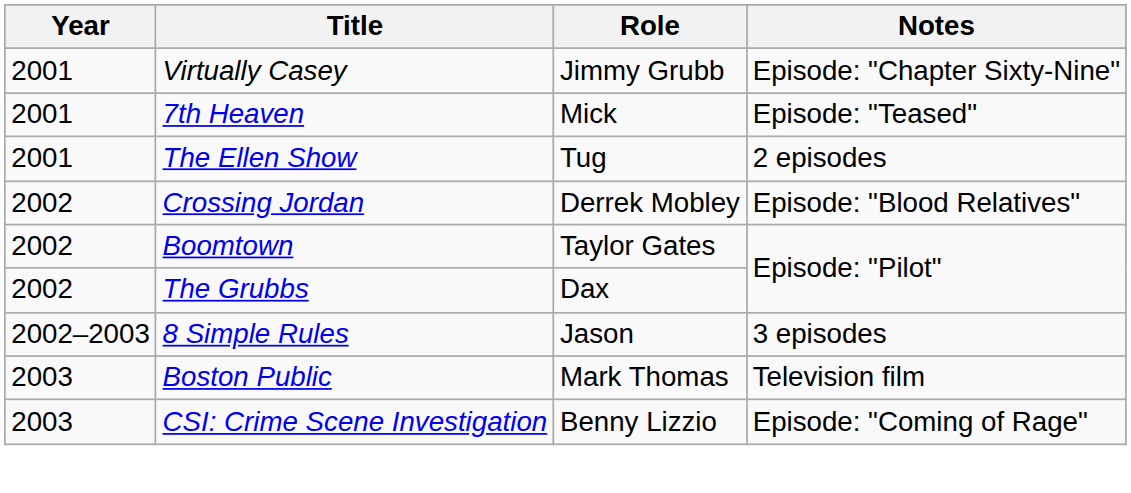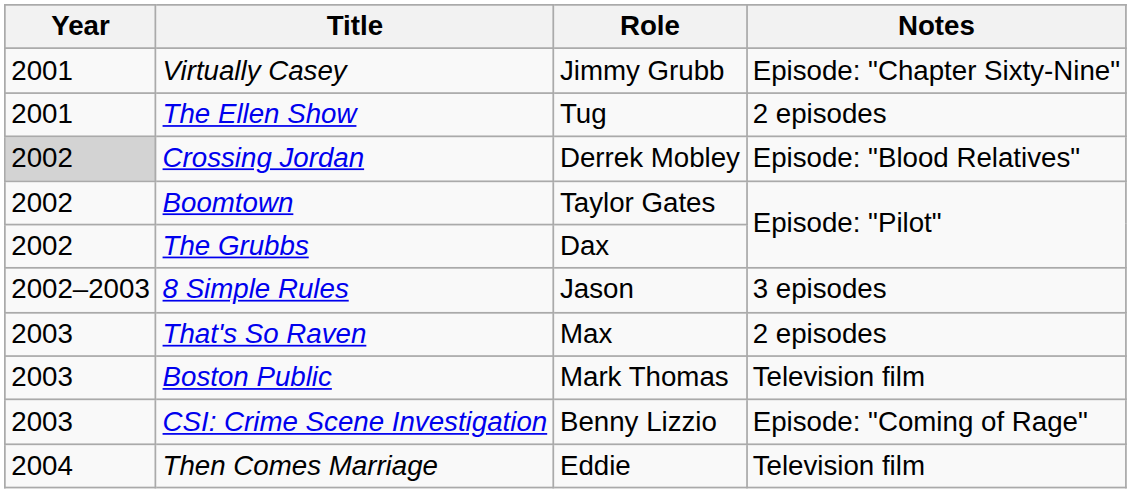- row: (233, 114)
(42, 202) no background -> (42, 158) lightgrey background
+ row: (264, 333)
+ row: (300, 465)
